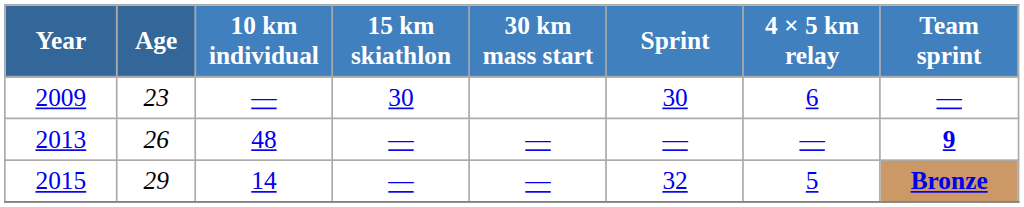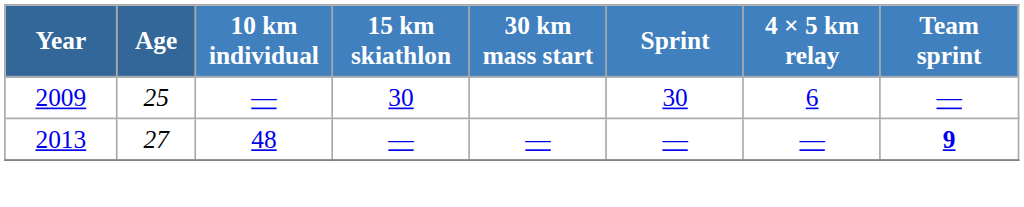(156, 97) 23 -> (156, 97) 25
(156, 139) 26 -> (156, 139) 27
- row: (61, 181)
